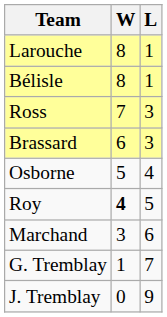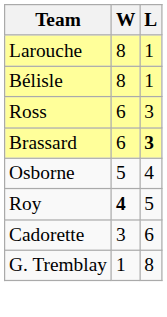(121, 111) 7 -> (121, 111) 6
(149, 142) normal -> (149, 142) bold
- row: (48, 234)
+ row: (47, 234)
(149, 265) 7 -> (149, 265) 8
- row: (55, 296)
